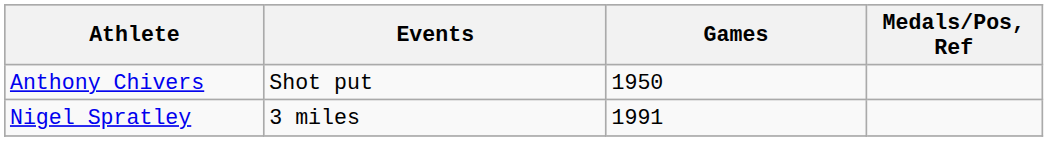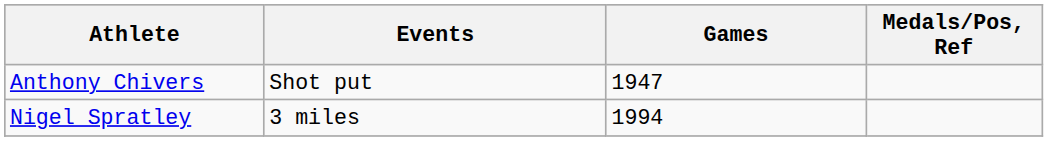(637, 82) 1950 -> (637, 82) 1947
(637, 118) 1991 -> (637, 118) 1994
